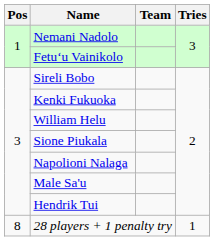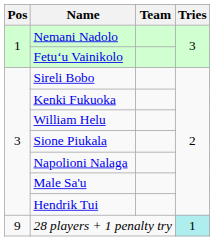(17, 225) 8 -> (17, 225) 9
(192, 225) no background -> (192, 225) paleturquoise background
